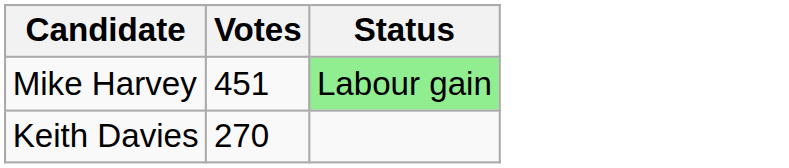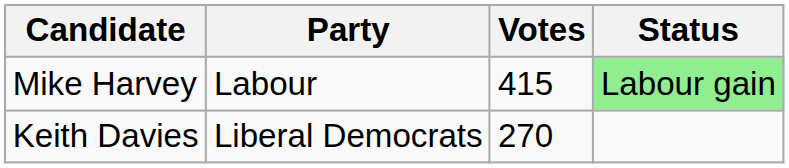+ column: (348, 30)
(242, 83) 451 -> (526, 83) 415
